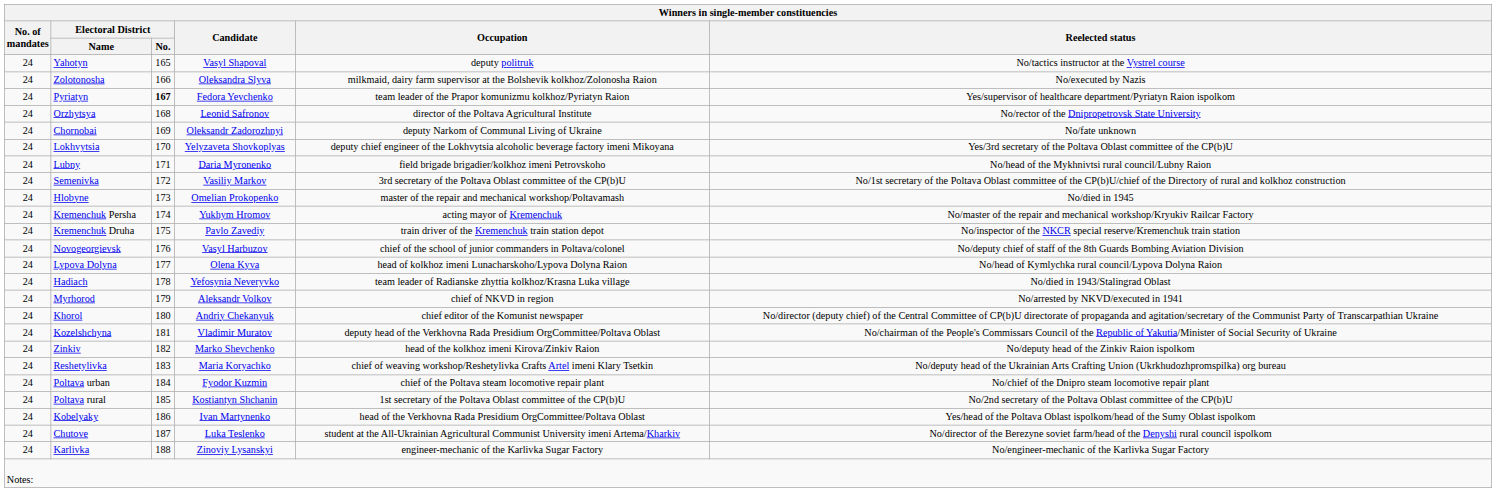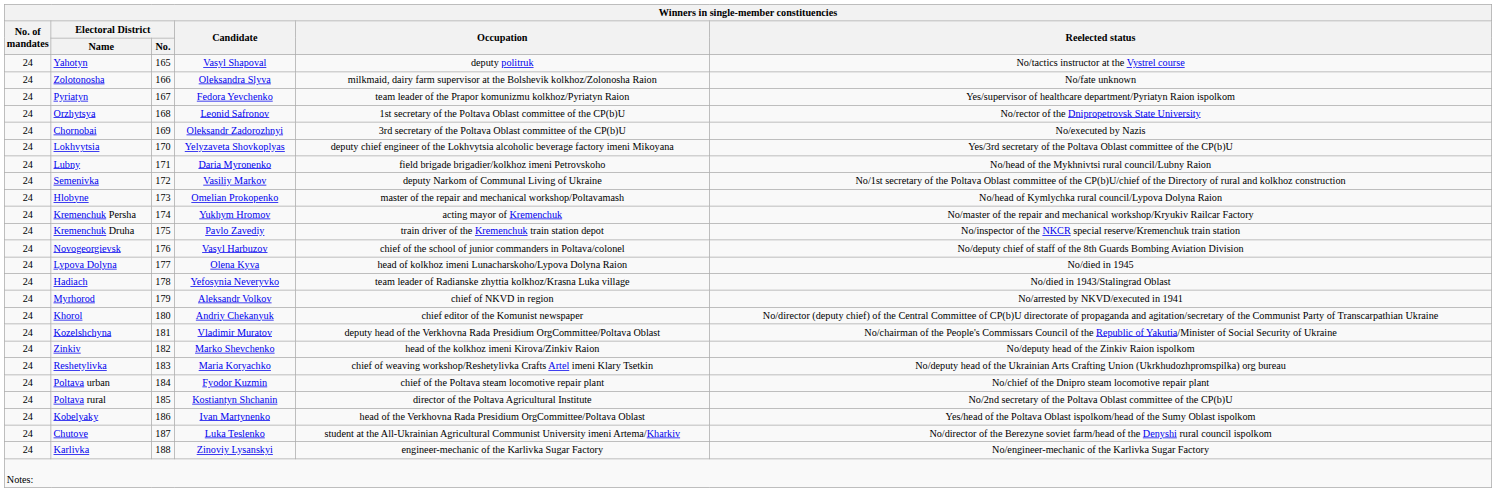(1101, 79) No/executed by Nazis -> (1101, 79) No/fate unknown
(163, 96) bold -> (163, 96) normal
(502, 113) director of the Poltava Agricultural Institute -> (502, 113) 1st secretary of the Poltava Oblast committee of the CP(b)U
(502, 130) deputy Narkom of Communal Living of Ukraine -> (502, 130) 3rd secretary of the Poltava Oblast committee of the CP(b)U
(1101, 130) No/fate unknown -> (1101, 130) No/executed by Nazis
(502, 180) 3rd secretary of the Poltava Oblast committee of the CP(b)U -> (502, 180) deputy Narkom of Communal Living of Ukraine
(1101, 197) No/died in 1945 -> (1101, 197) No/head of Kymlychka rural council/Lypova Dolyna Raion
(1101, 264) No/head of Kymlychka rural council/Lypova Dolyna Raion -> (1101, 264) No/died in 1945
(502, 399) 1st secretary of the Poltava Oblast committee of the CP(b)U -> (502, 399) director of the Poltava Agricultural Institute
